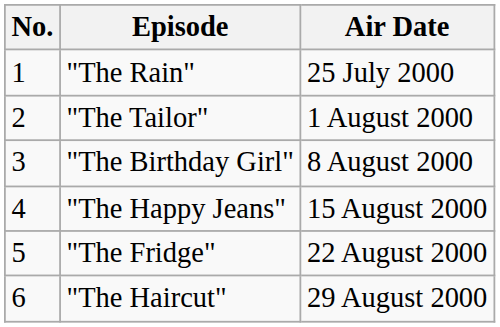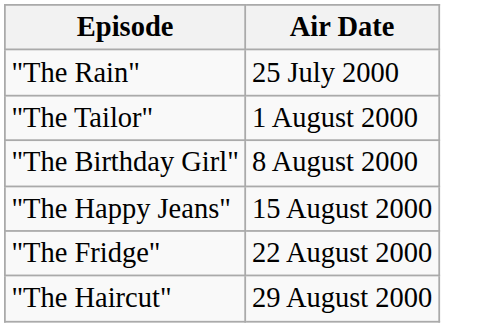- column: (32, 27)
